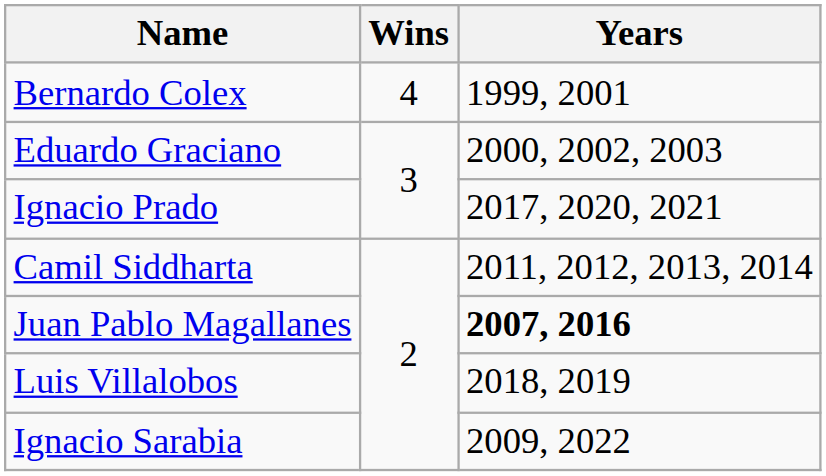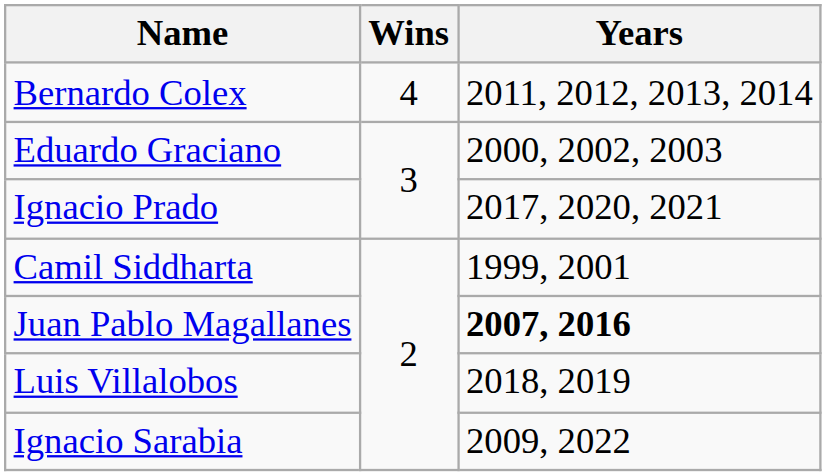(548, 91) 1999, 2001 -> (639, 91) 2011, 2012, 2013, 2014
(639, 265) 2011, 2012, 2013, 2014 -> (548, 265) 1999, 2001
